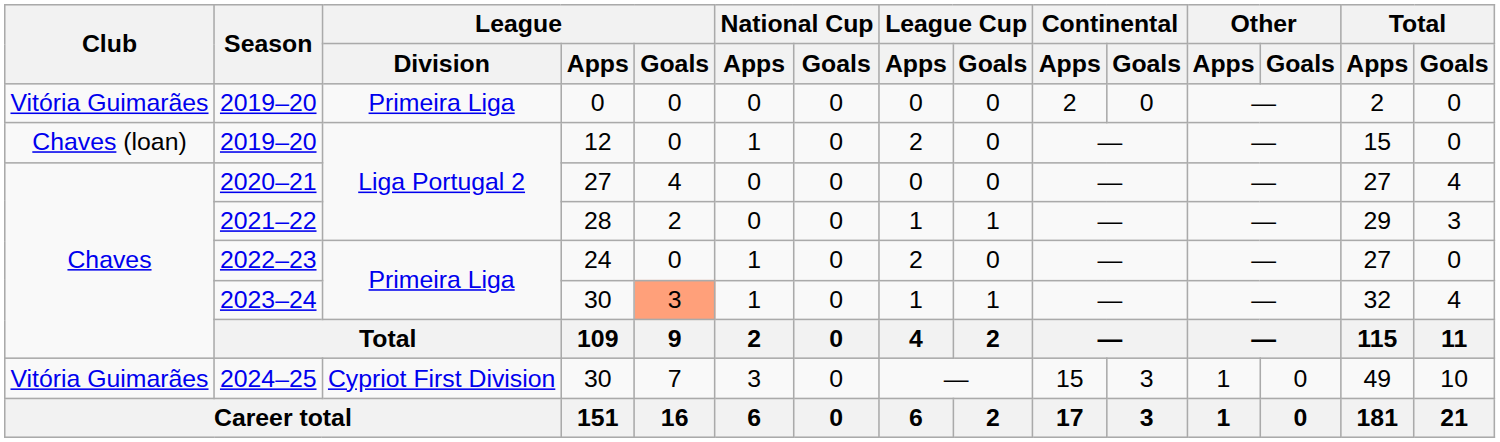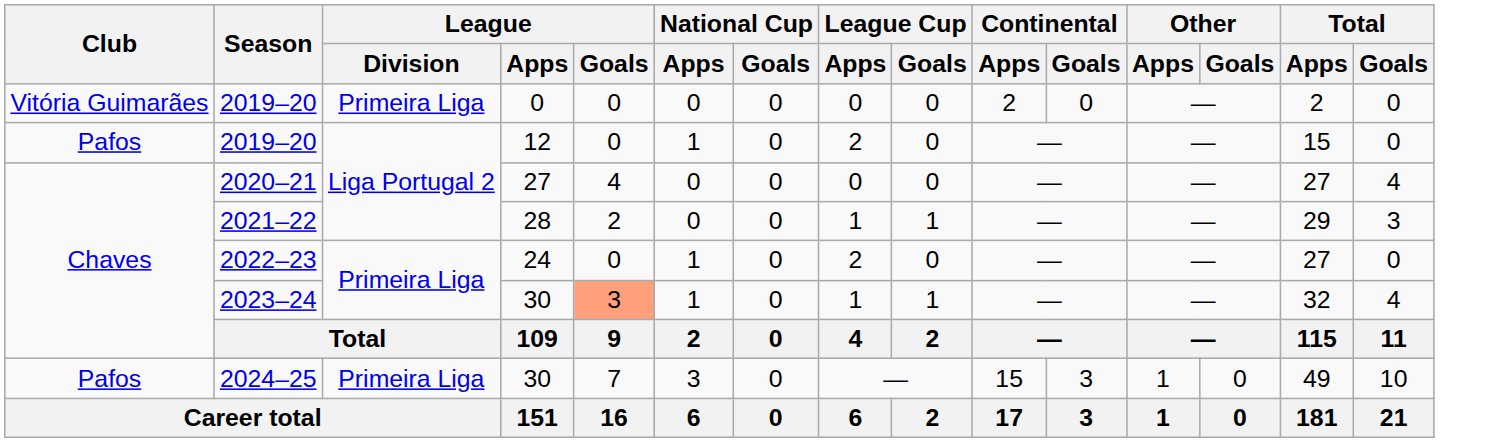(110, 142) Chaves (loan) -> (110, 142) Pafos
(110, 378) Vitória Guimarães -> (110, 378) Pafos
(442, 378) Cypriot First Division -> (411, 378) Primeira Liga
